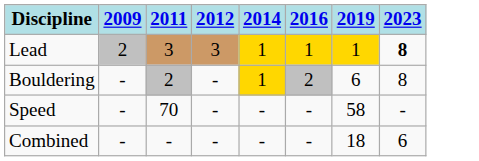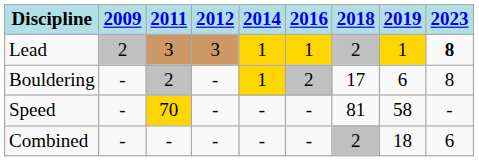+ column: (356, 19)
(169, 110) no background -> (169, 110) gold background
